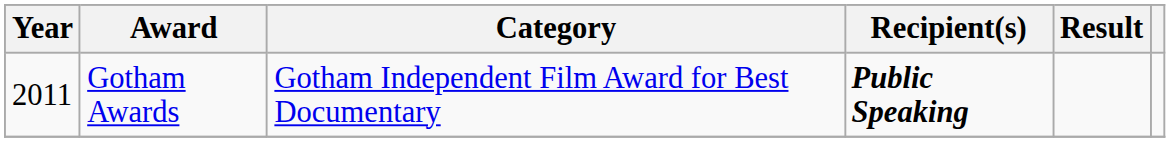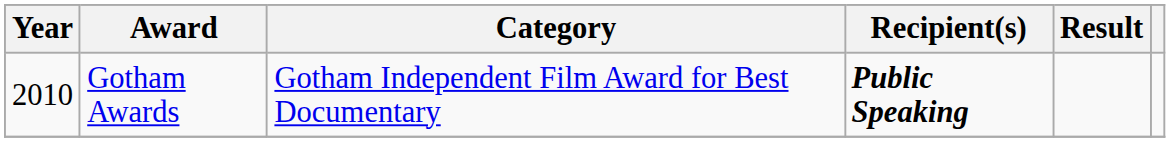(42, 94) 2011 -> (43, 94) 2010
